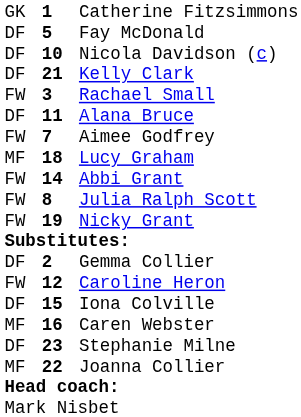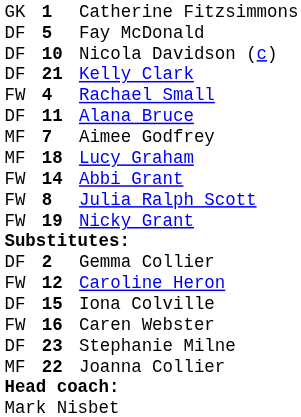(47, 96) 3 -> (47, 96) 4
(15, 138) FW -> (15, 138) MF
(15, 325) MF -> (15, 325) FW
